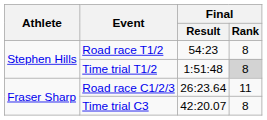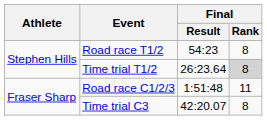(203, 69) 1:51:48 -> (203, 69) 26:23.64
(203, 88) 26:23.64 -> (203, 88) 1:51:48
